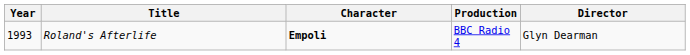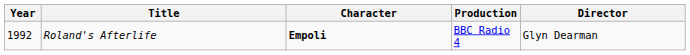(19, 36) 1993 -> (19, 36) 1992
